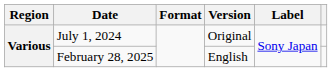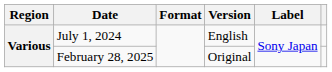(230, 35) Original -> (228, 35) English
(228, 56) English -> (230, 56) Original
